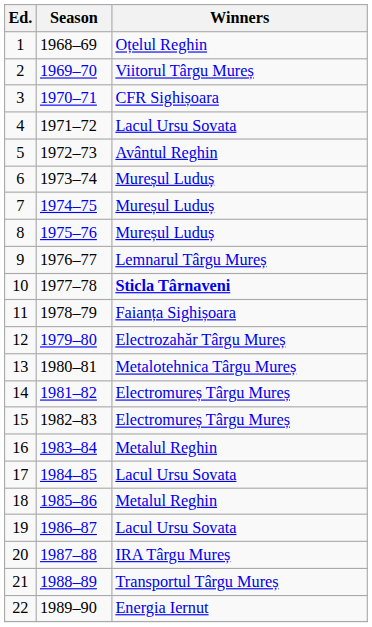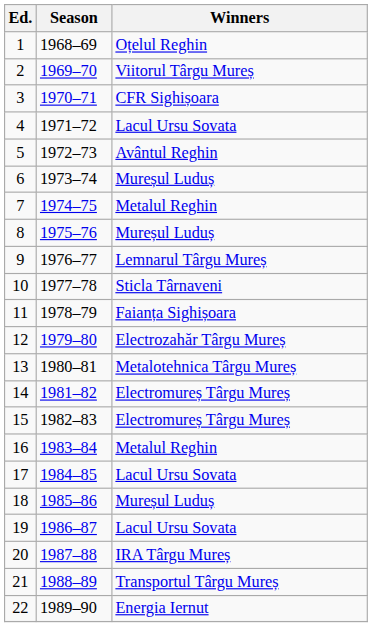(165, 206) Mureșul Luduș -> (166, 206) Metalul Reghin
(173, 286) bold -> (169, 286) normal
(166, 501) Metalul Reghin -> (165, 501) Mureșul Luduș
